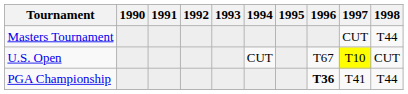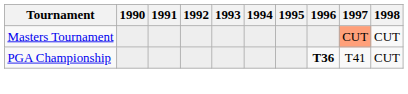(355, 36) no background -> (355, 36) lightsalmon background
(387, 36) T44 -> (387, 36) CUT
- row: (35, 57)
(387, 79) T44 -> (387, 57) CUT
